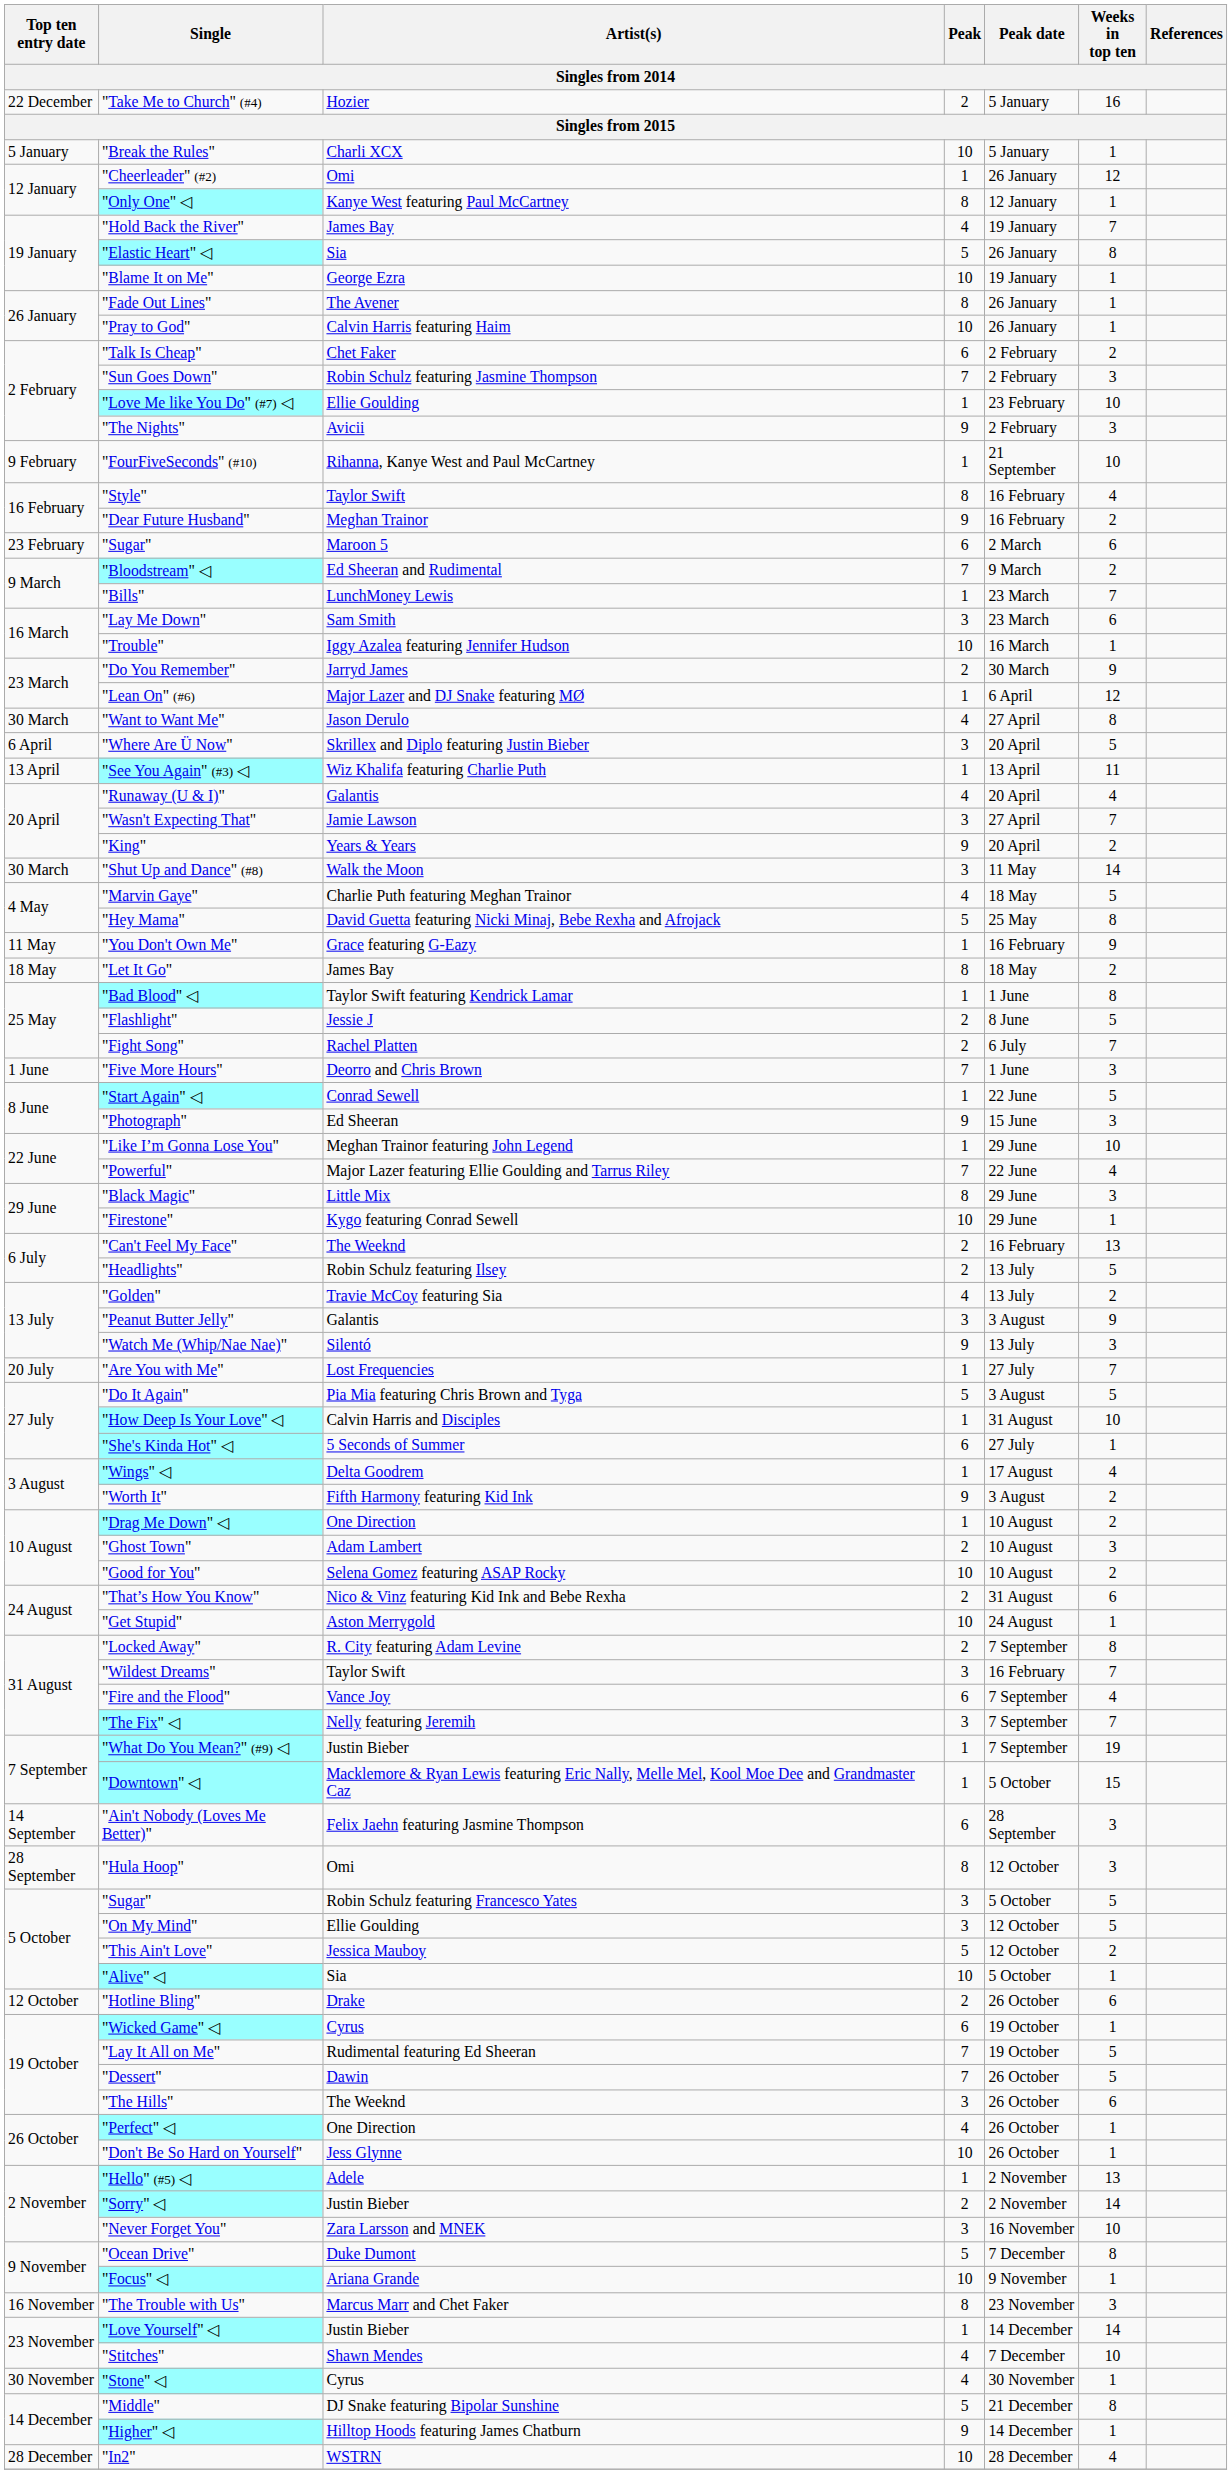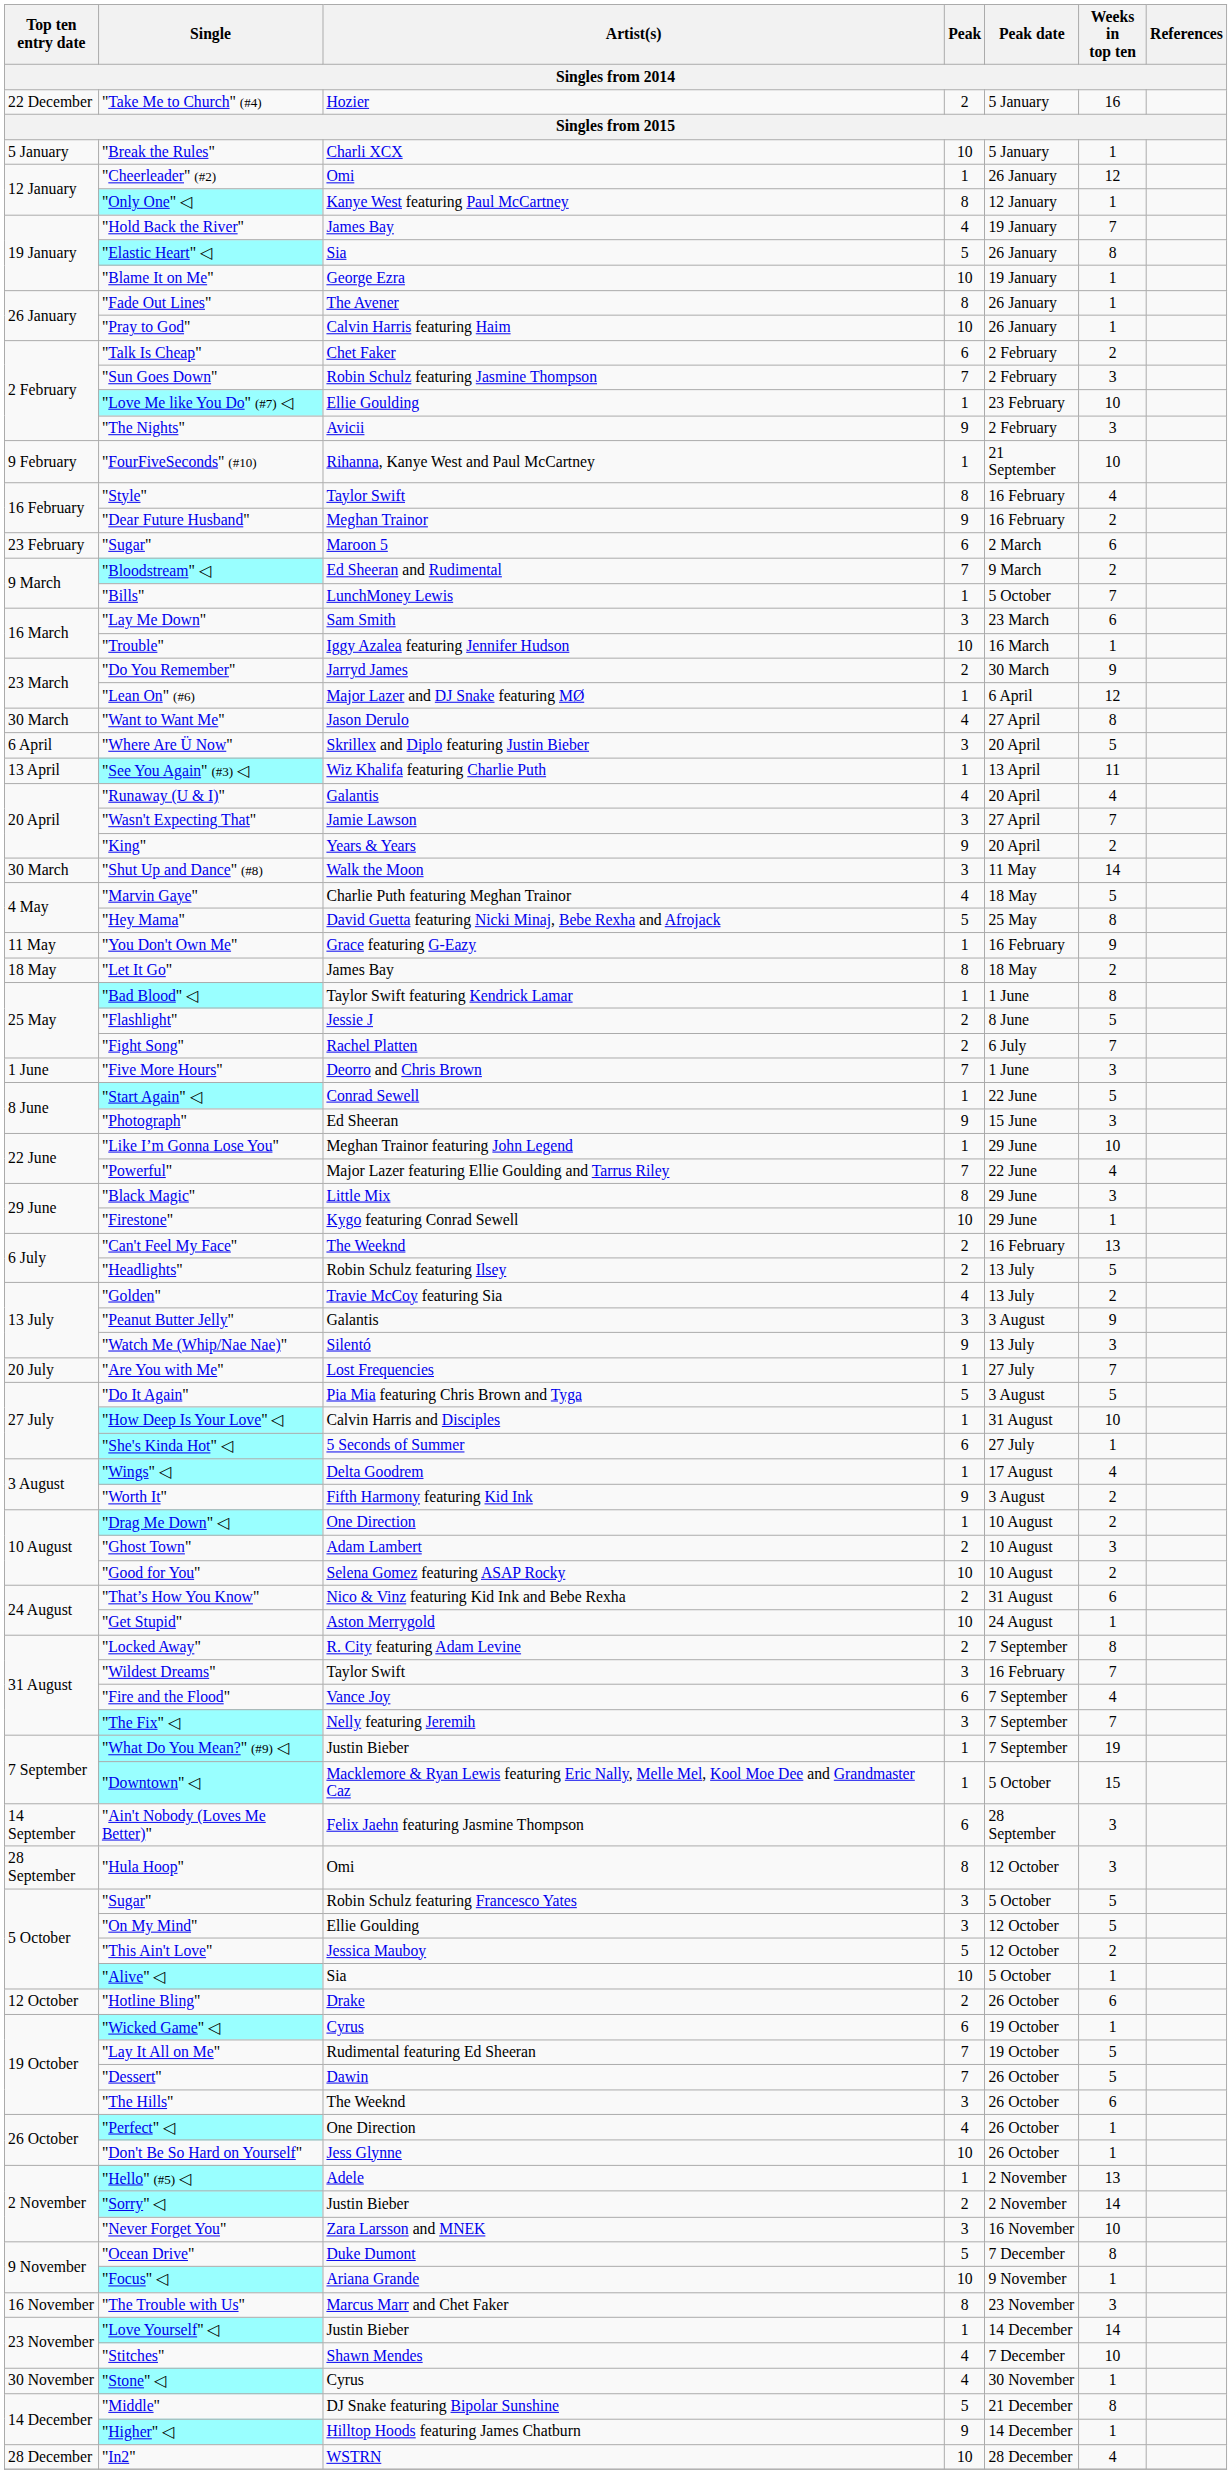(1019, 595) 23 March -> (1020, 595) 5 October
